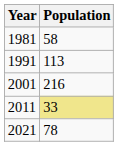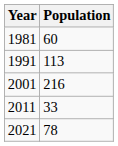(50, 38) 58 -> (50, 38) 60
(50, 107) khaki background -> (50, 107) no background
